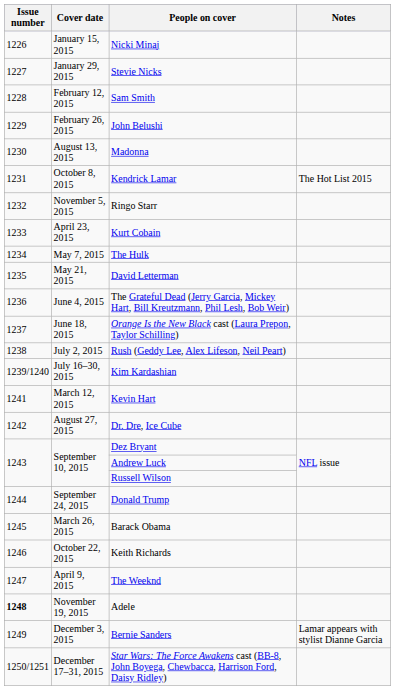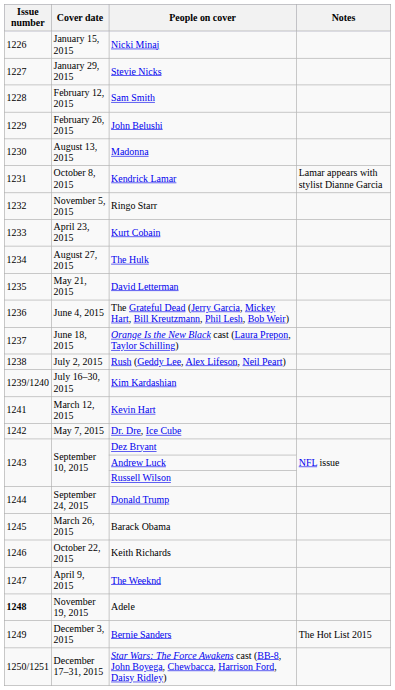(335, 179) The Hot List 2015 -> (341, 179) Lamar appears with stylist Dianne Garcia
(79, 254) May 7, 2015 -> (75, 259) August 27, 2015
(75, 425) August 27, 2015 -> (79, 431) May 7, 2015
(341, 634) Lamar appears with stylist Dianne Garcia -> (335, 634) The Hot List 2015
